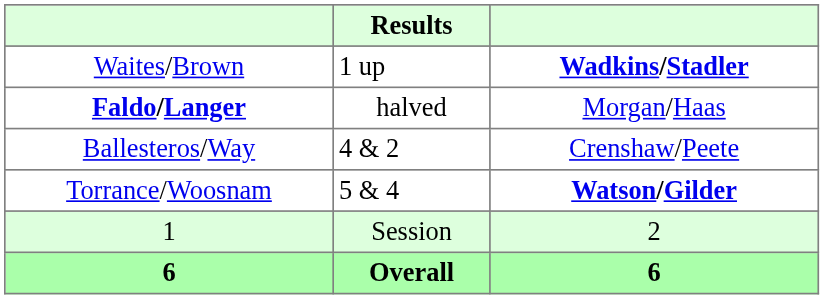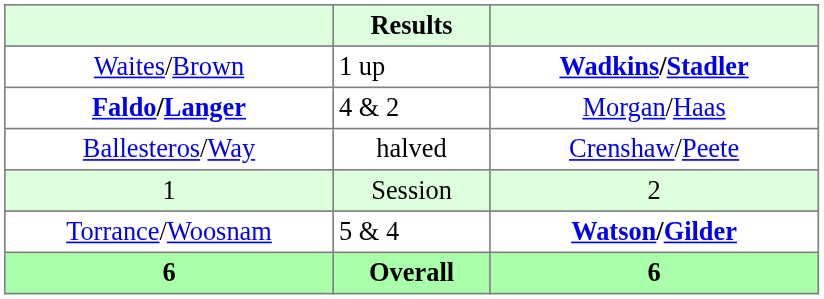(412, 107) halved -> (369, 107) 4 & 2
(369, 148) 4 & 2 -> (412, 148) halved
rows swapped: (169, 190) <-> (169, 231)
